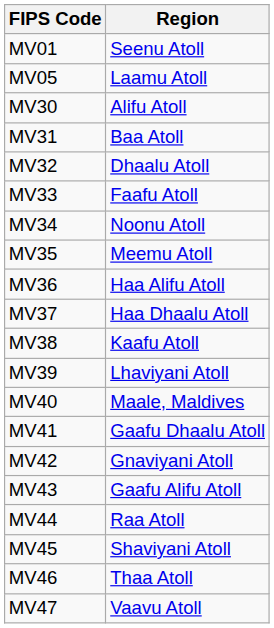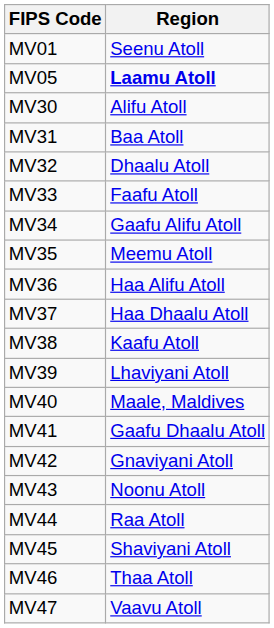(159, 78) normal -> (163, 78) bold
(158, 225) Noonu Atoll -> (176, 225) Gaafu Alifu Atoll
(176, 490) Gaafu Alifu Atoll -> (158, 490) Noonu Atoll
